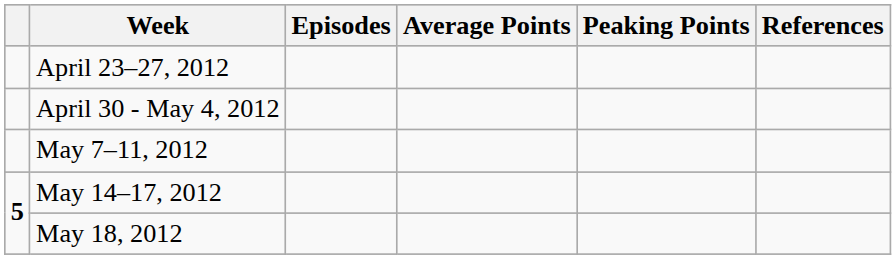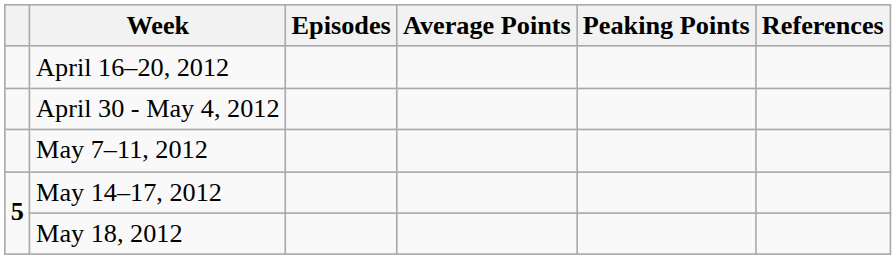+ row: (133, 66)
- row: (133, 66)
